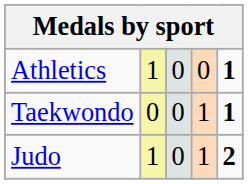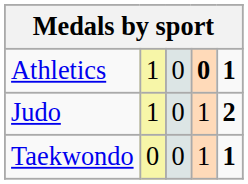(204, 70) normal -> (204, 70) bold
rows swapped: (36, 157) <-> (72, 113)
